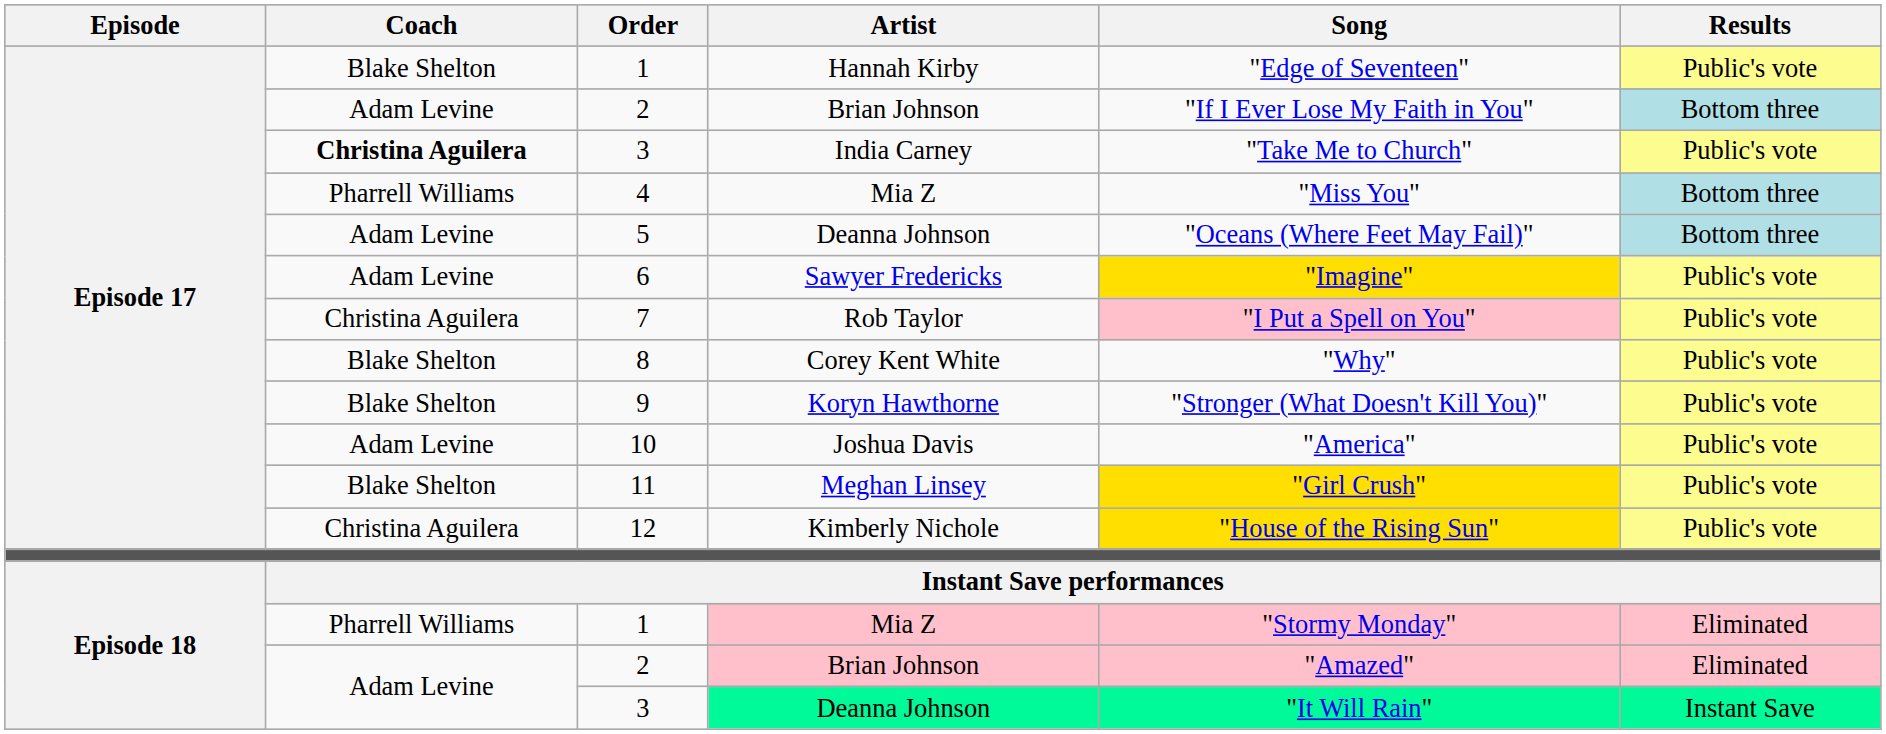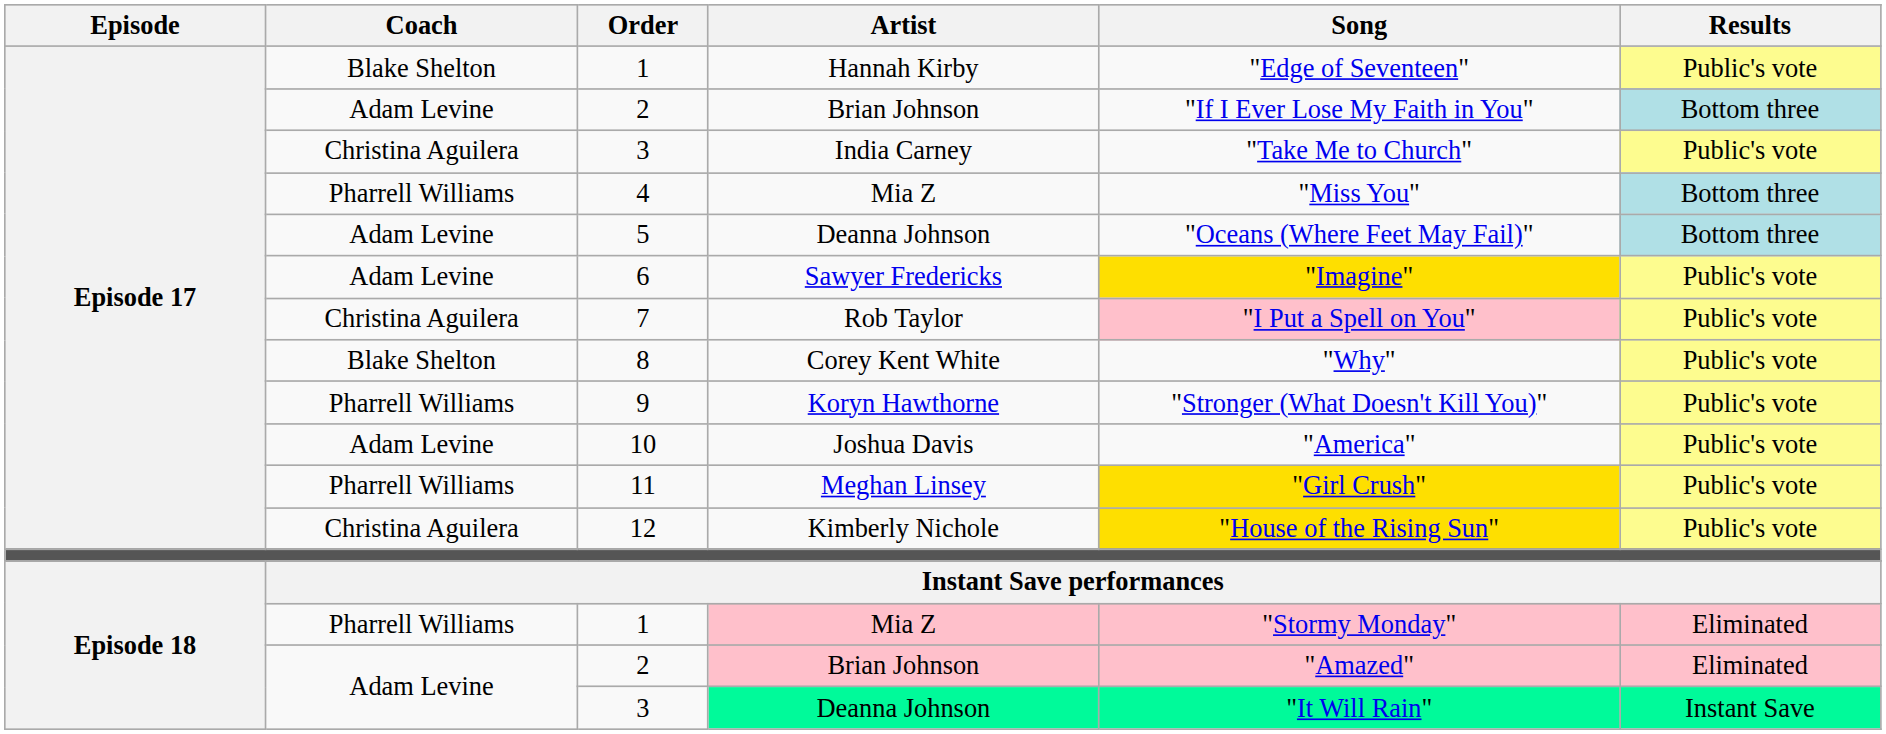(422, 151) bold -> (422, 151) normal
(422, 402) Blake Shelton -> (422, 402) Pharrell Williams
(422, 485) Blake Shelton -> (422, 485) Pharrell Williams
